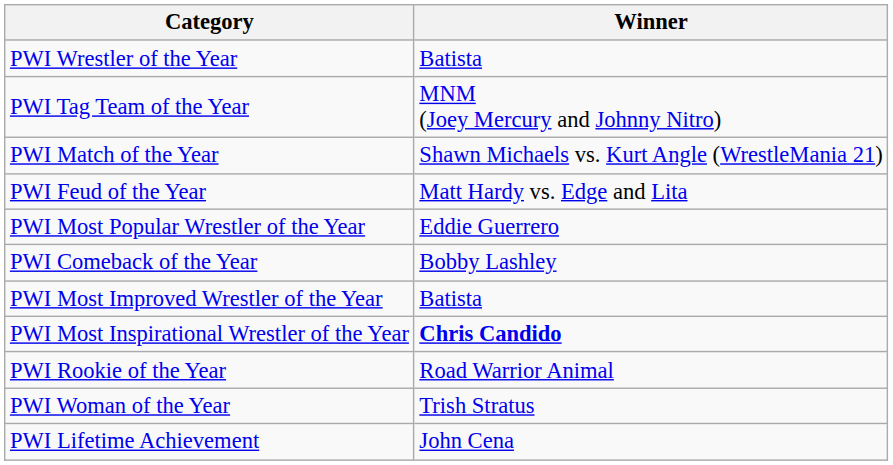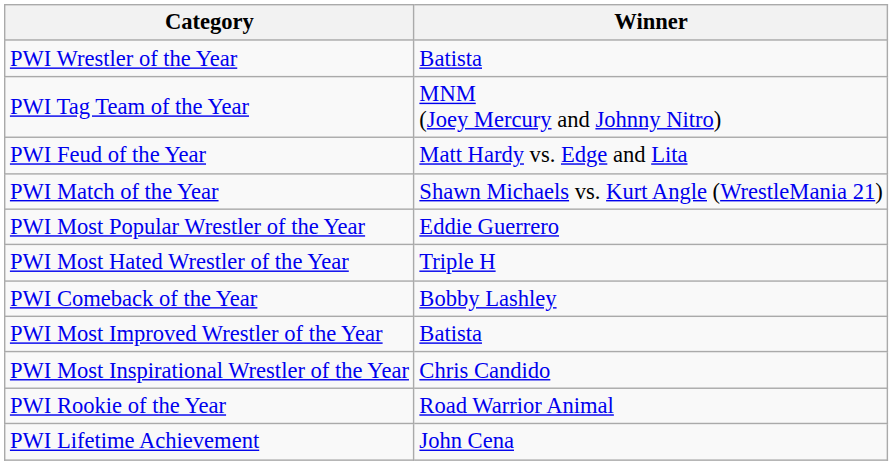rows swapped: (114, 155) <-> (108, 190)
+ row: (179, 262)
(491, 333) bold -> (485, 369) normal
- row: (120, 405)
